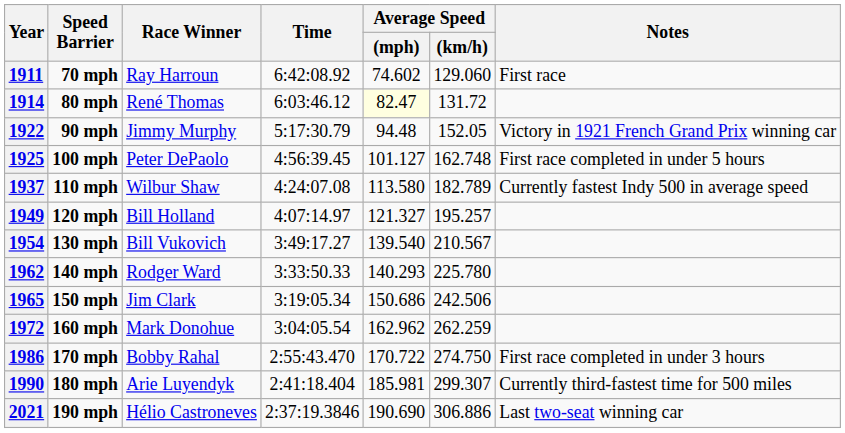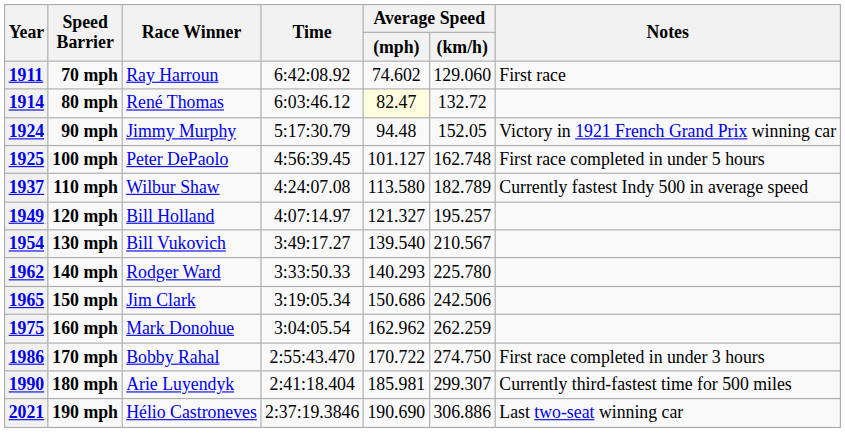(462, 103) 131.72 -> (462, 103) 132.72
(26, 131) 1922 -> (26, 131) 1924
(26, 328) 1972 -> (26, 328) 1975
